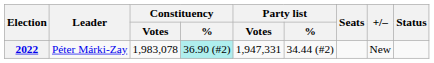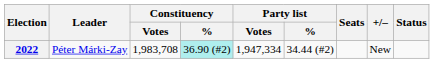(155, 49) 1,983,078 -> (155, 49) 1,983,708
(259, 49) 1,947,331 -> (259, 49) 1,947,334
